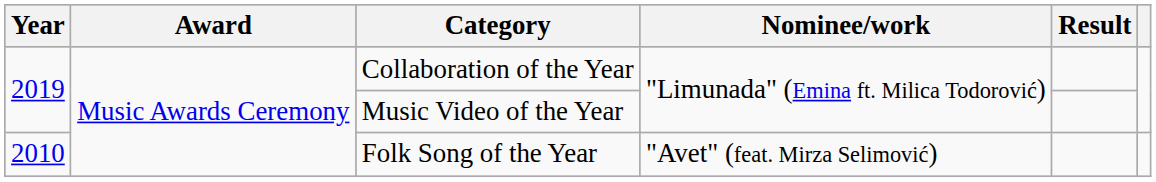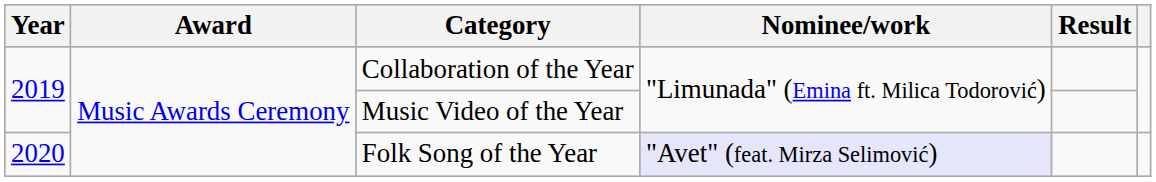(38, 153) 2010 -> (38, 153) 2020
(792, 153) no background -> (792, 153) lavender background
